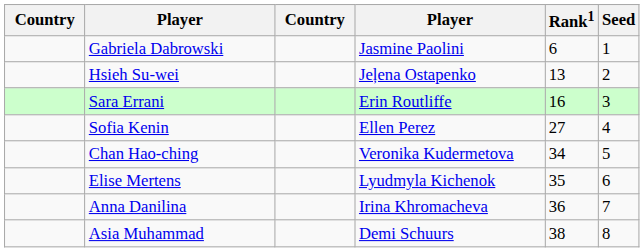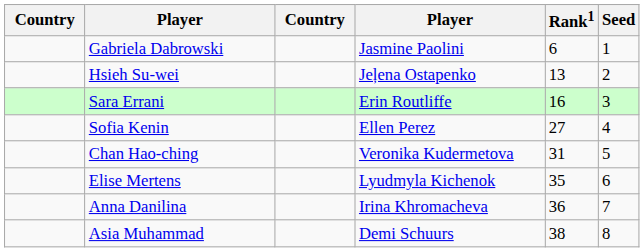(557, 154) 34 -> (557, 154) 31
